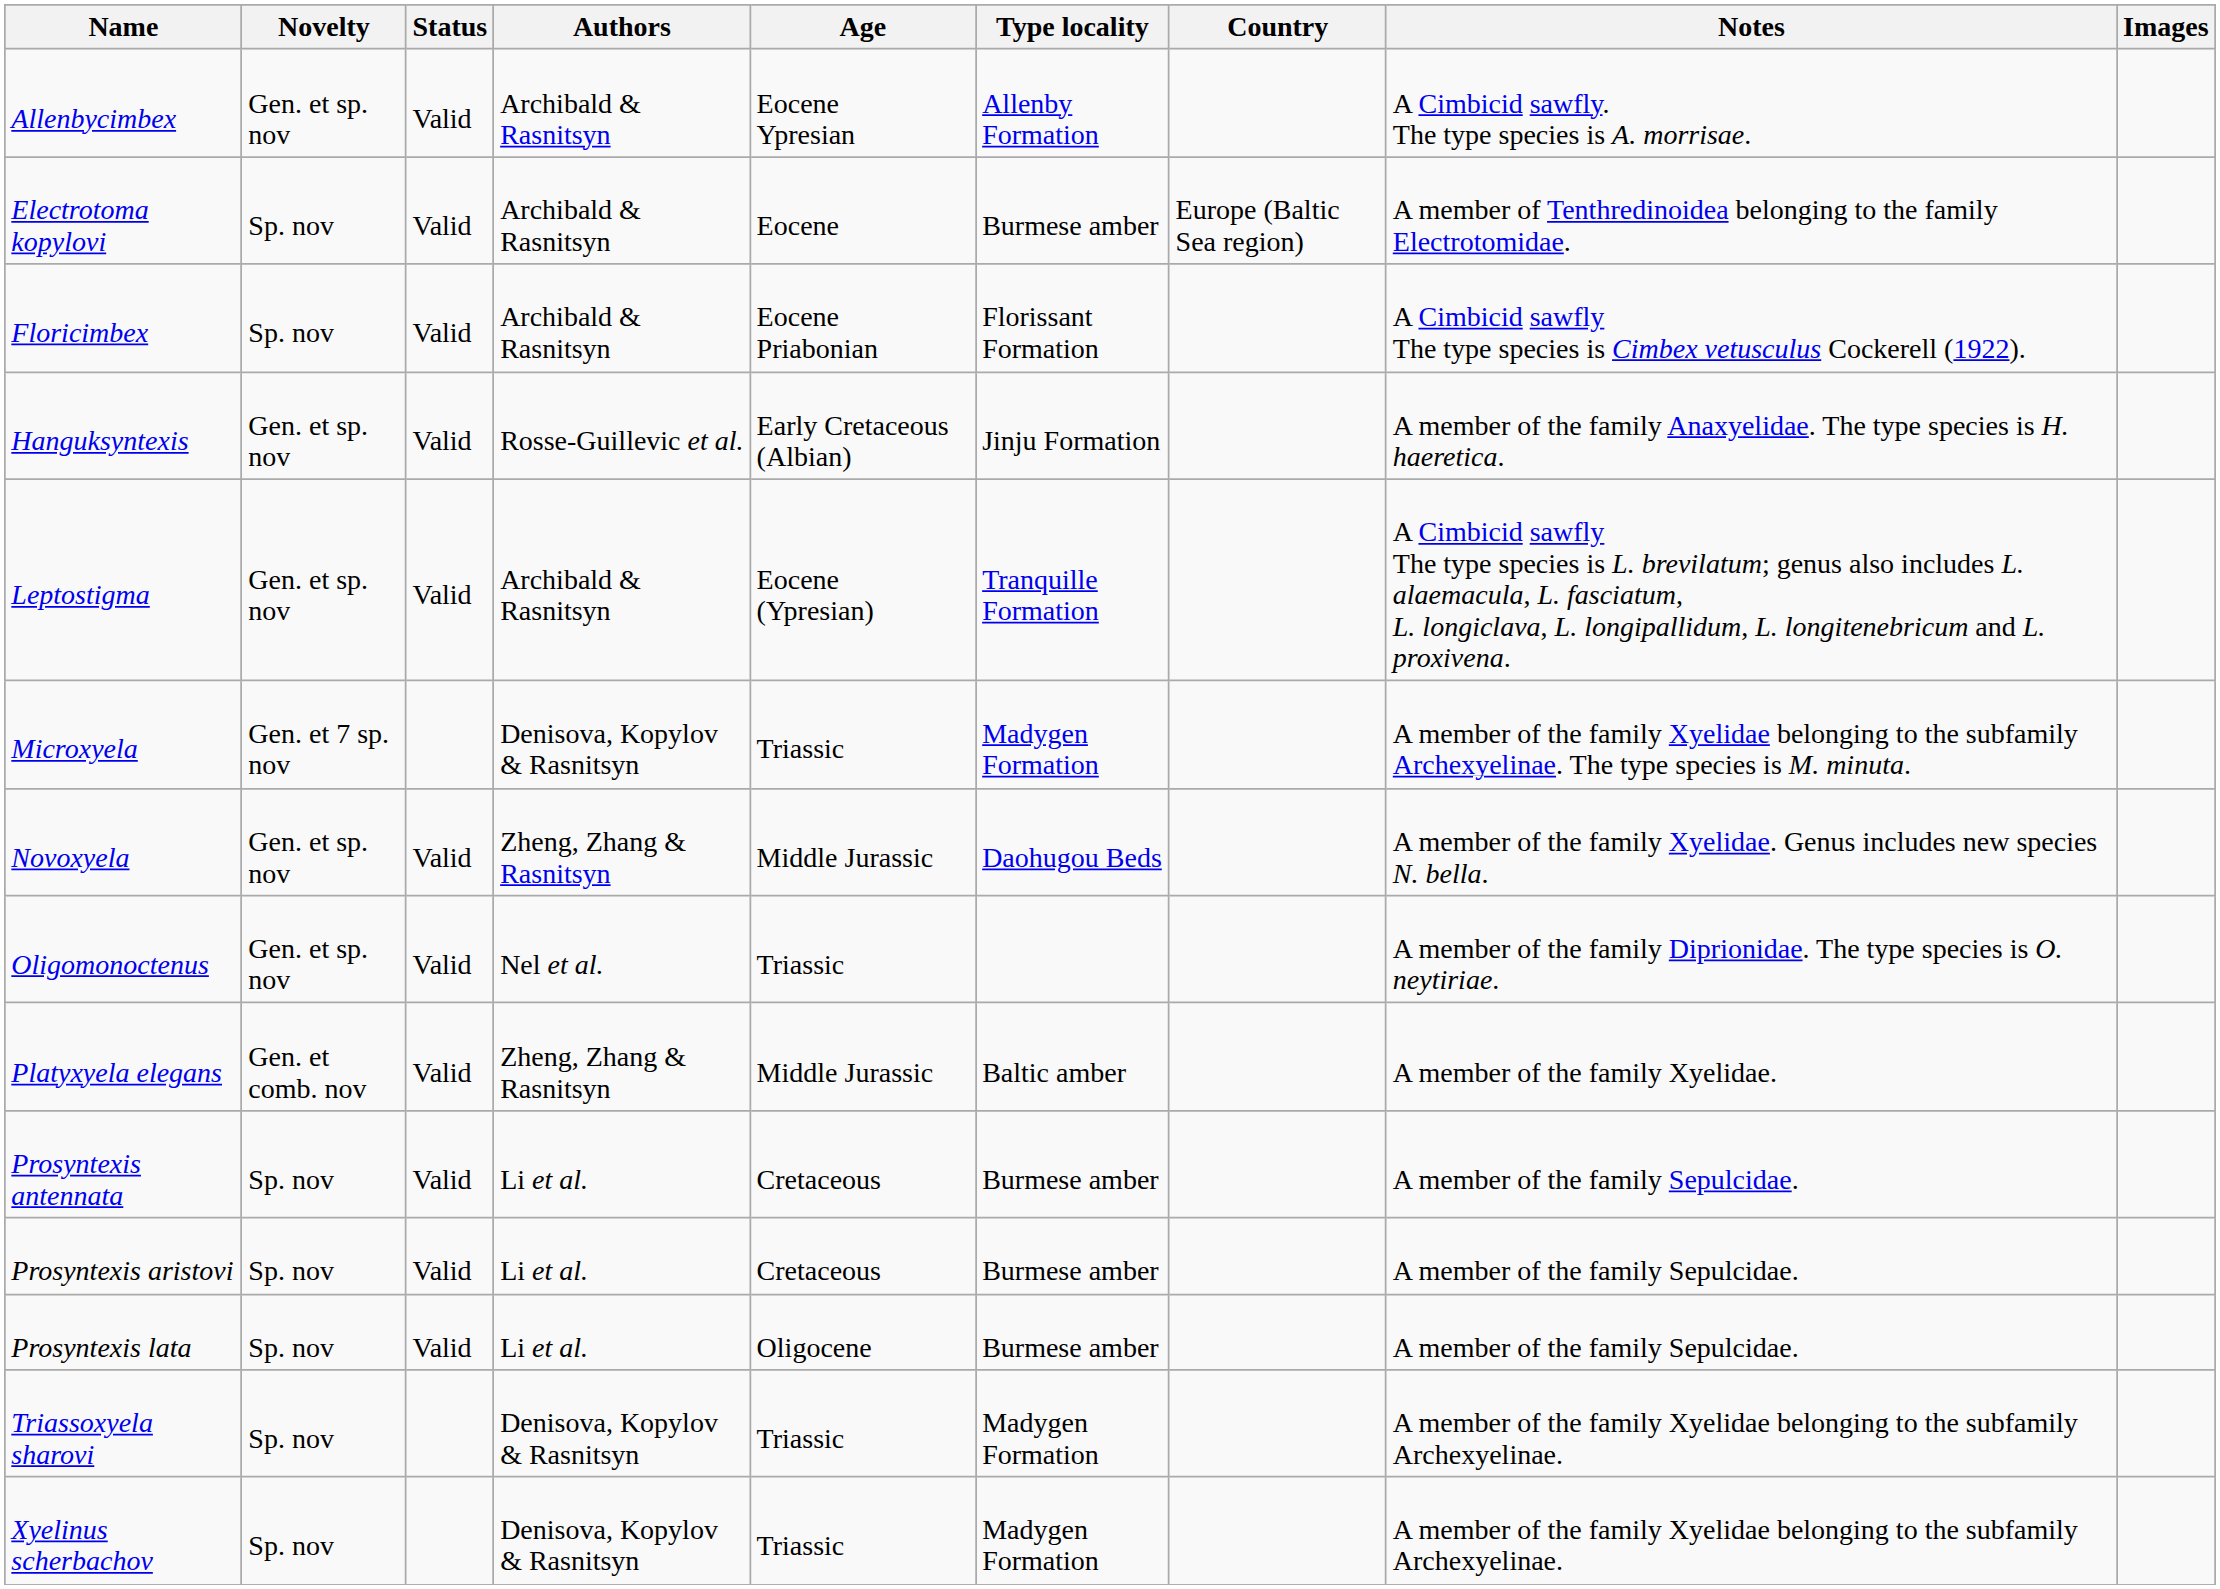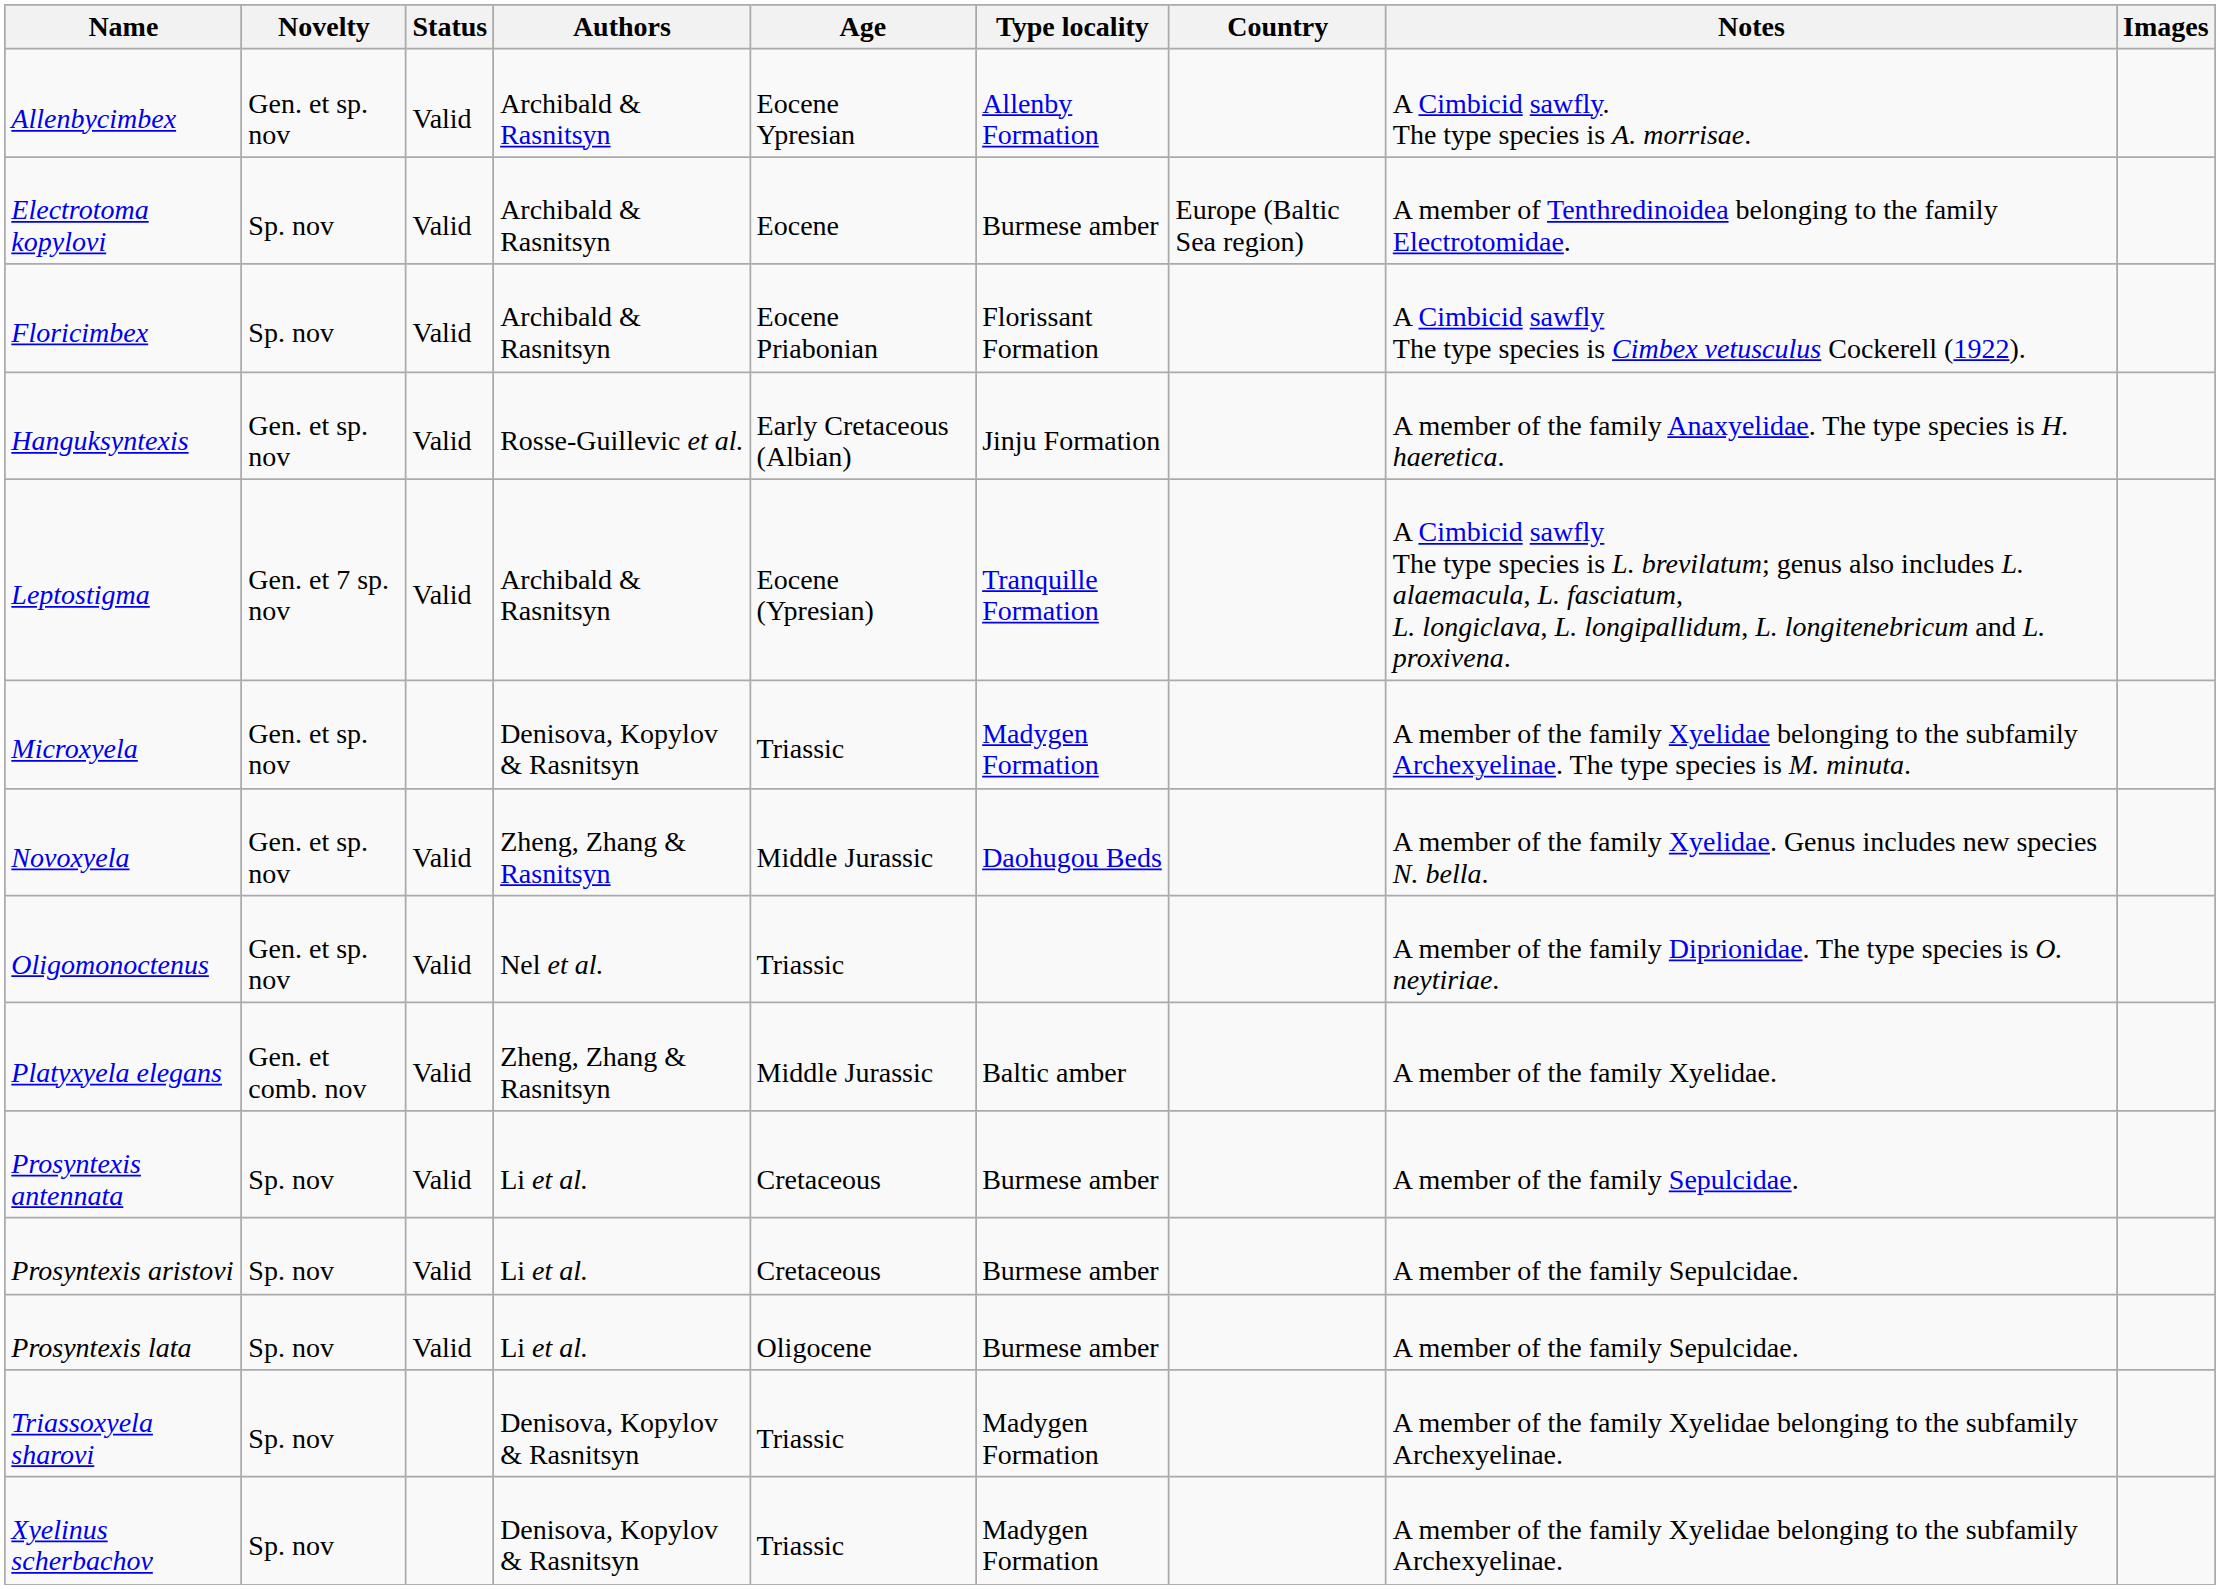(308, 595) Gen. et sp. nov -> (319, 595) Gen. et 7 sp. nov
(319, 749) Gen. et 7 sp. nov -> (308, 749) Gen. et sp. nov
